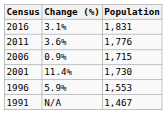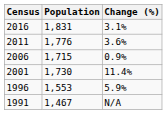columns swapped: (132, 12) <-> (72, 12)
